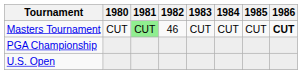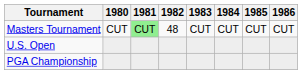(173, 29) 46 -> (173, 29) 48
(284, 29) bold -> (284, 29) normal
rows swapped: (31, 62) <-> (52, 45)
